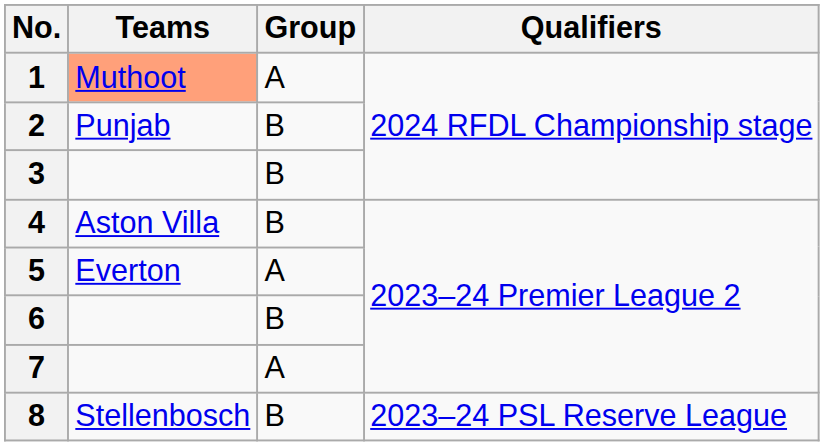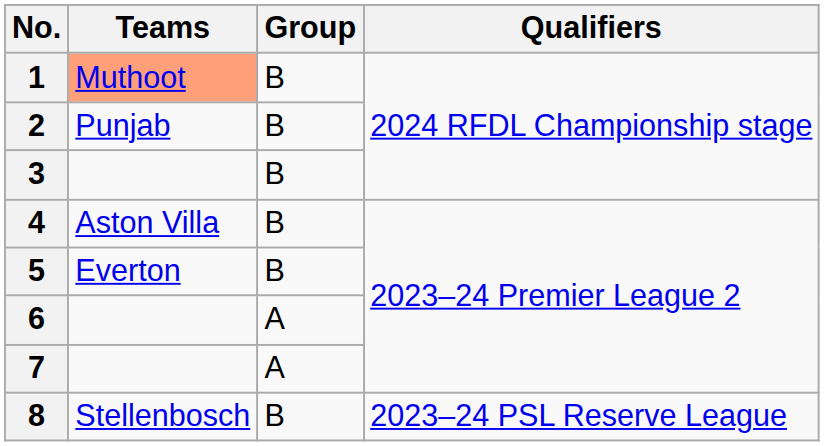(275, 77) A -> (275, 77) B
(275, 271) A -> (275, 271) B
(275, 319) B -> (275, 319) A
